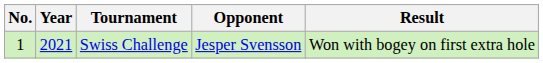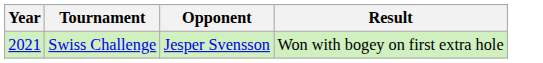- column: (20, 18)
